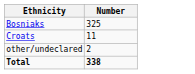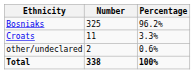+ column: (163, 11)
